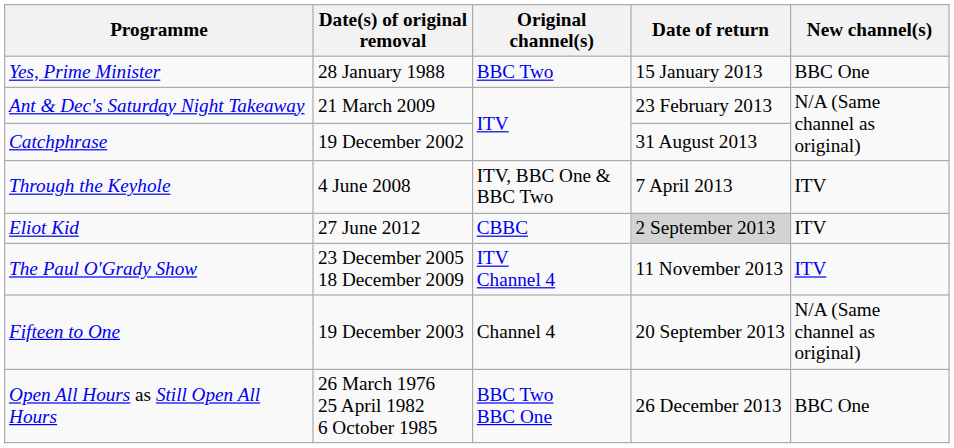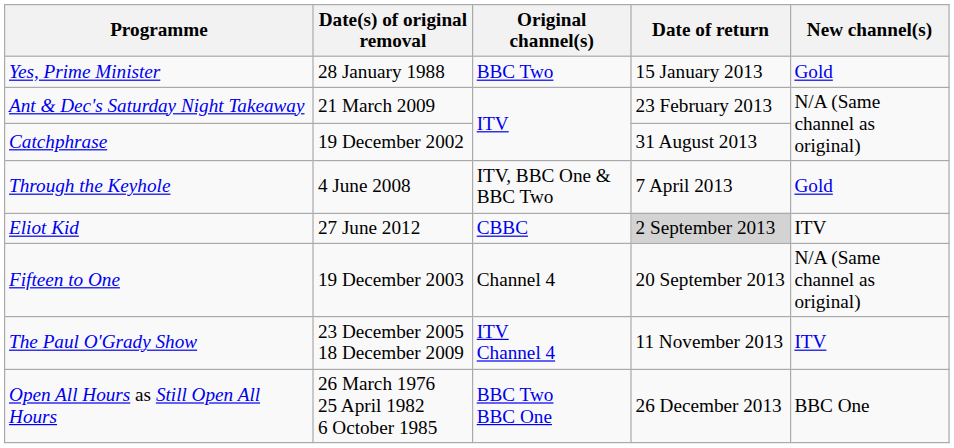(832, 71) BBC One -> (814, 71) Gold
(810, 186) ITV -> (814, 186) Gold
rows swapped: (64, 332) <-> (103, 269)
